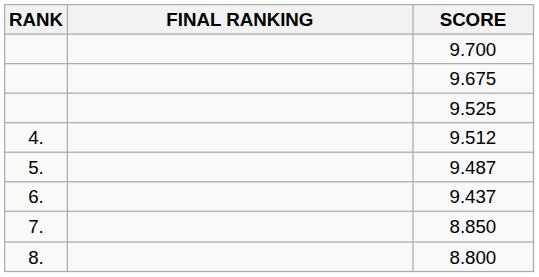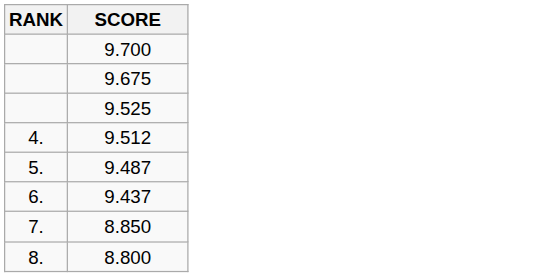- column: (240, 20)
